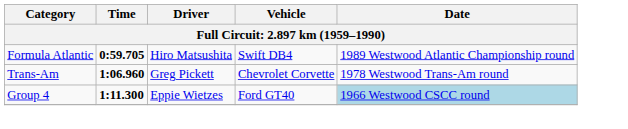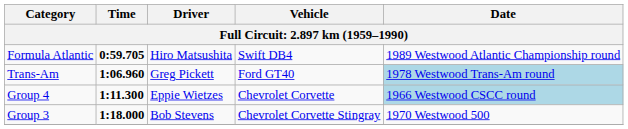(286, 74) Chevrolet Corvette -> (266, 74) Ford GT40
(424, 74) no background -> (470, 74) lightblue background
(266, 94) Ford GT40 -> (286, 94) Chevrolet Corvette
+ row: (28, 114)
